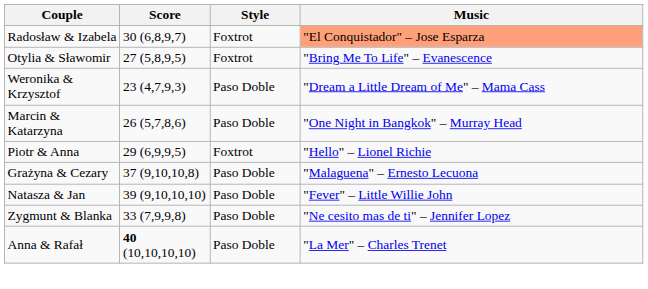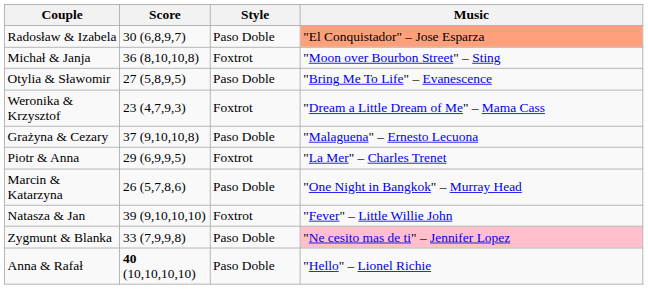(233, 36) Foxtrot -> (244, 36) Paso Doble
+ row: (49, 57)
(233, 57) Foxtrot -> (244, 79) Paso Doble
(244, 86) Paso Doble -> (233, 107) Foxtrot
rows swapped: (58, 173) <-> (35, 123)
(367, 151) "Hello" – Lionel Richie -> (375, 158) "La Mer" – Charles Trenet
(244, 194) Paso Doble -> (233, 215) Foxtrot
(407, 215) no background -> (407, 237) pink background
(375, 244) "La Mer" – Charles Trenet -> (367, 266) "Hello" – Lionel Richie
